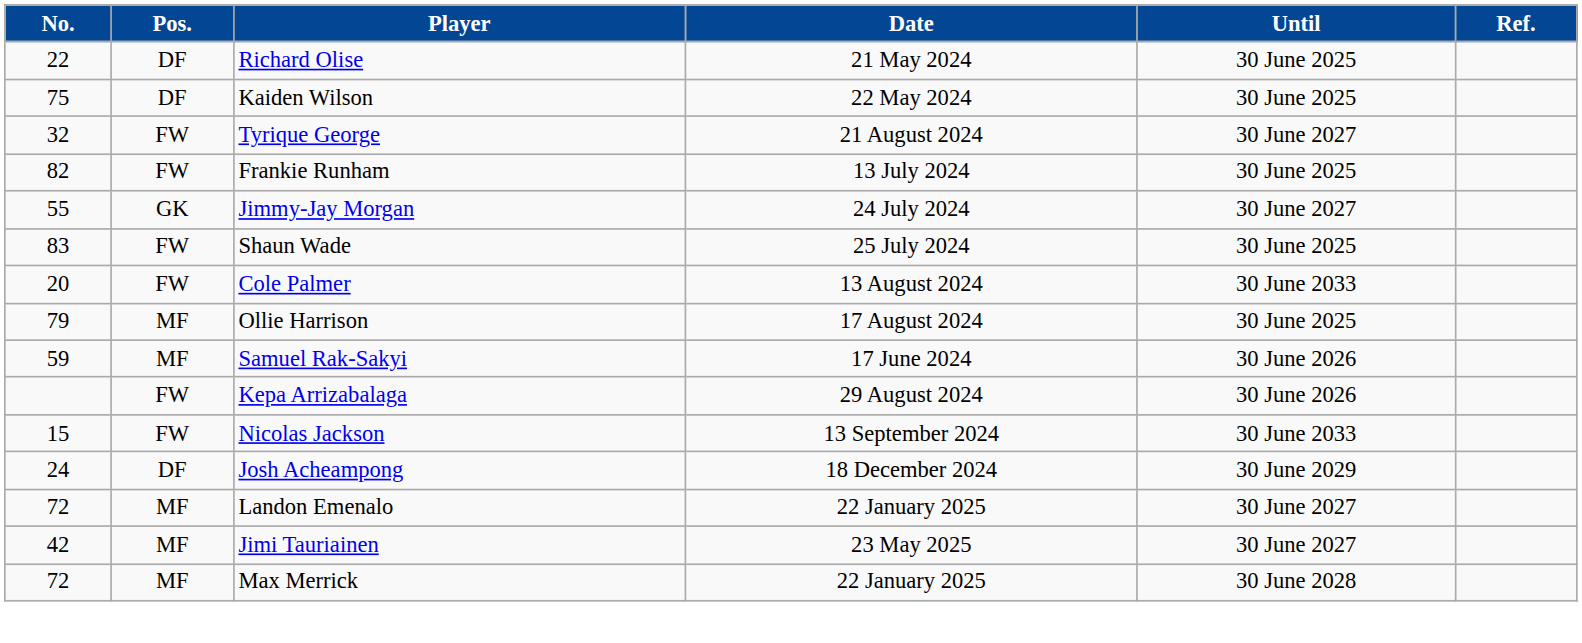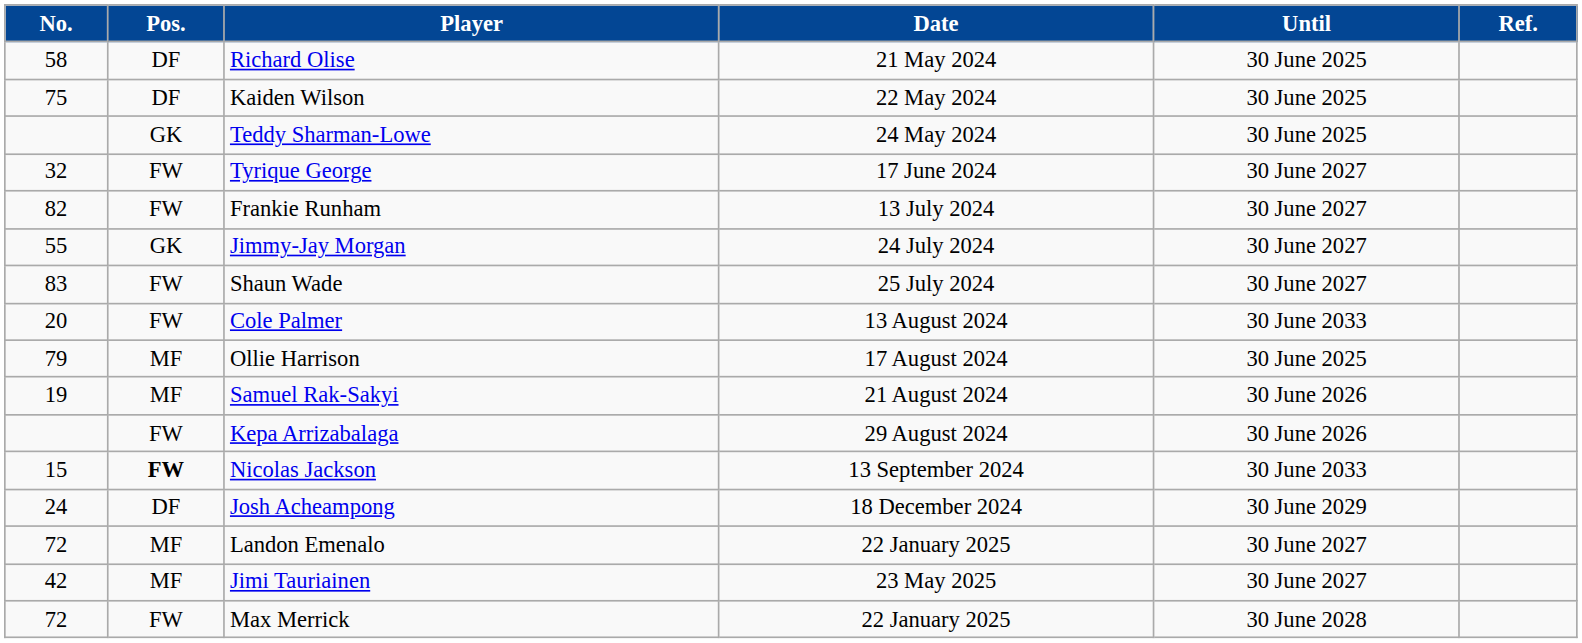(58, 59) 22 -> (56, 59) 58
+ row: (330, 134)
(911, 134) 21 August 2024 -> (936, 171) 17 June 2024
(1296, 171) 30 June 2025 -> (1307, 208) 30 June 2027
(1296, 246) 30 June 2025 -> (1307, 283) 30 June 2027
(58, 357) 59 -> (56, 395) 19
(911, 357) 17 June 2024 -> (936, 395) 21 August 2024
(172, 432) normal -> (166, 469) bold
(172, 581) MF -> (166, 618) FW
